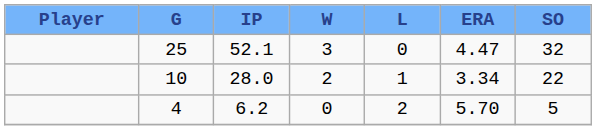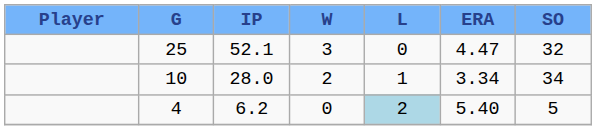(553, 79) 22 -> (553, 79) 34
(402, 109) no background -> (402, 109) lightblue background
(478, 109) 5.70 -> (478, 109) 5.40
